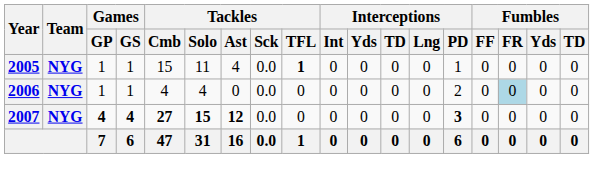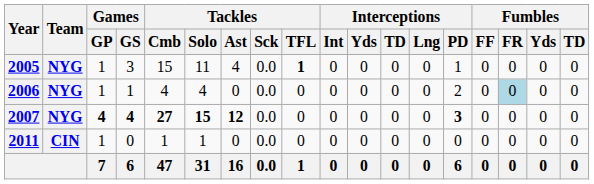(130, 66) 1 -> (130, 66) 3
+ row: (24, 141)
